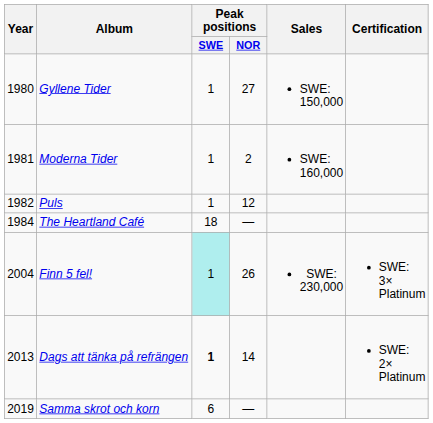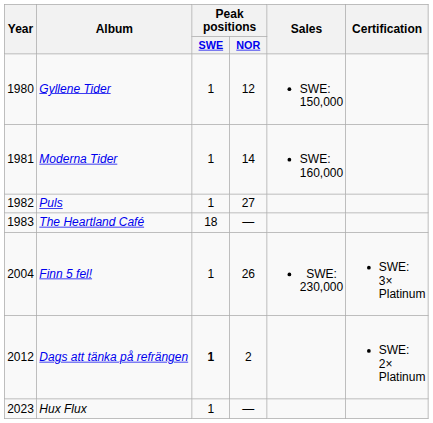(248, 89) 27 -> (248, 89) 12
(248, 159) 2 -> (248, 159) 14
(248, 203) 12 -> (248, 203) 27
(20, 222) 1984 -> (20, 222) 1983
(211, 273) paleturquoise background -> (211, 273) no background
(20, 357) 2013 -> (20, 357) 2012
(248, 357) 14 -> (248, 357) 2
- row: (99, 408)
+ row: (63, 408)
